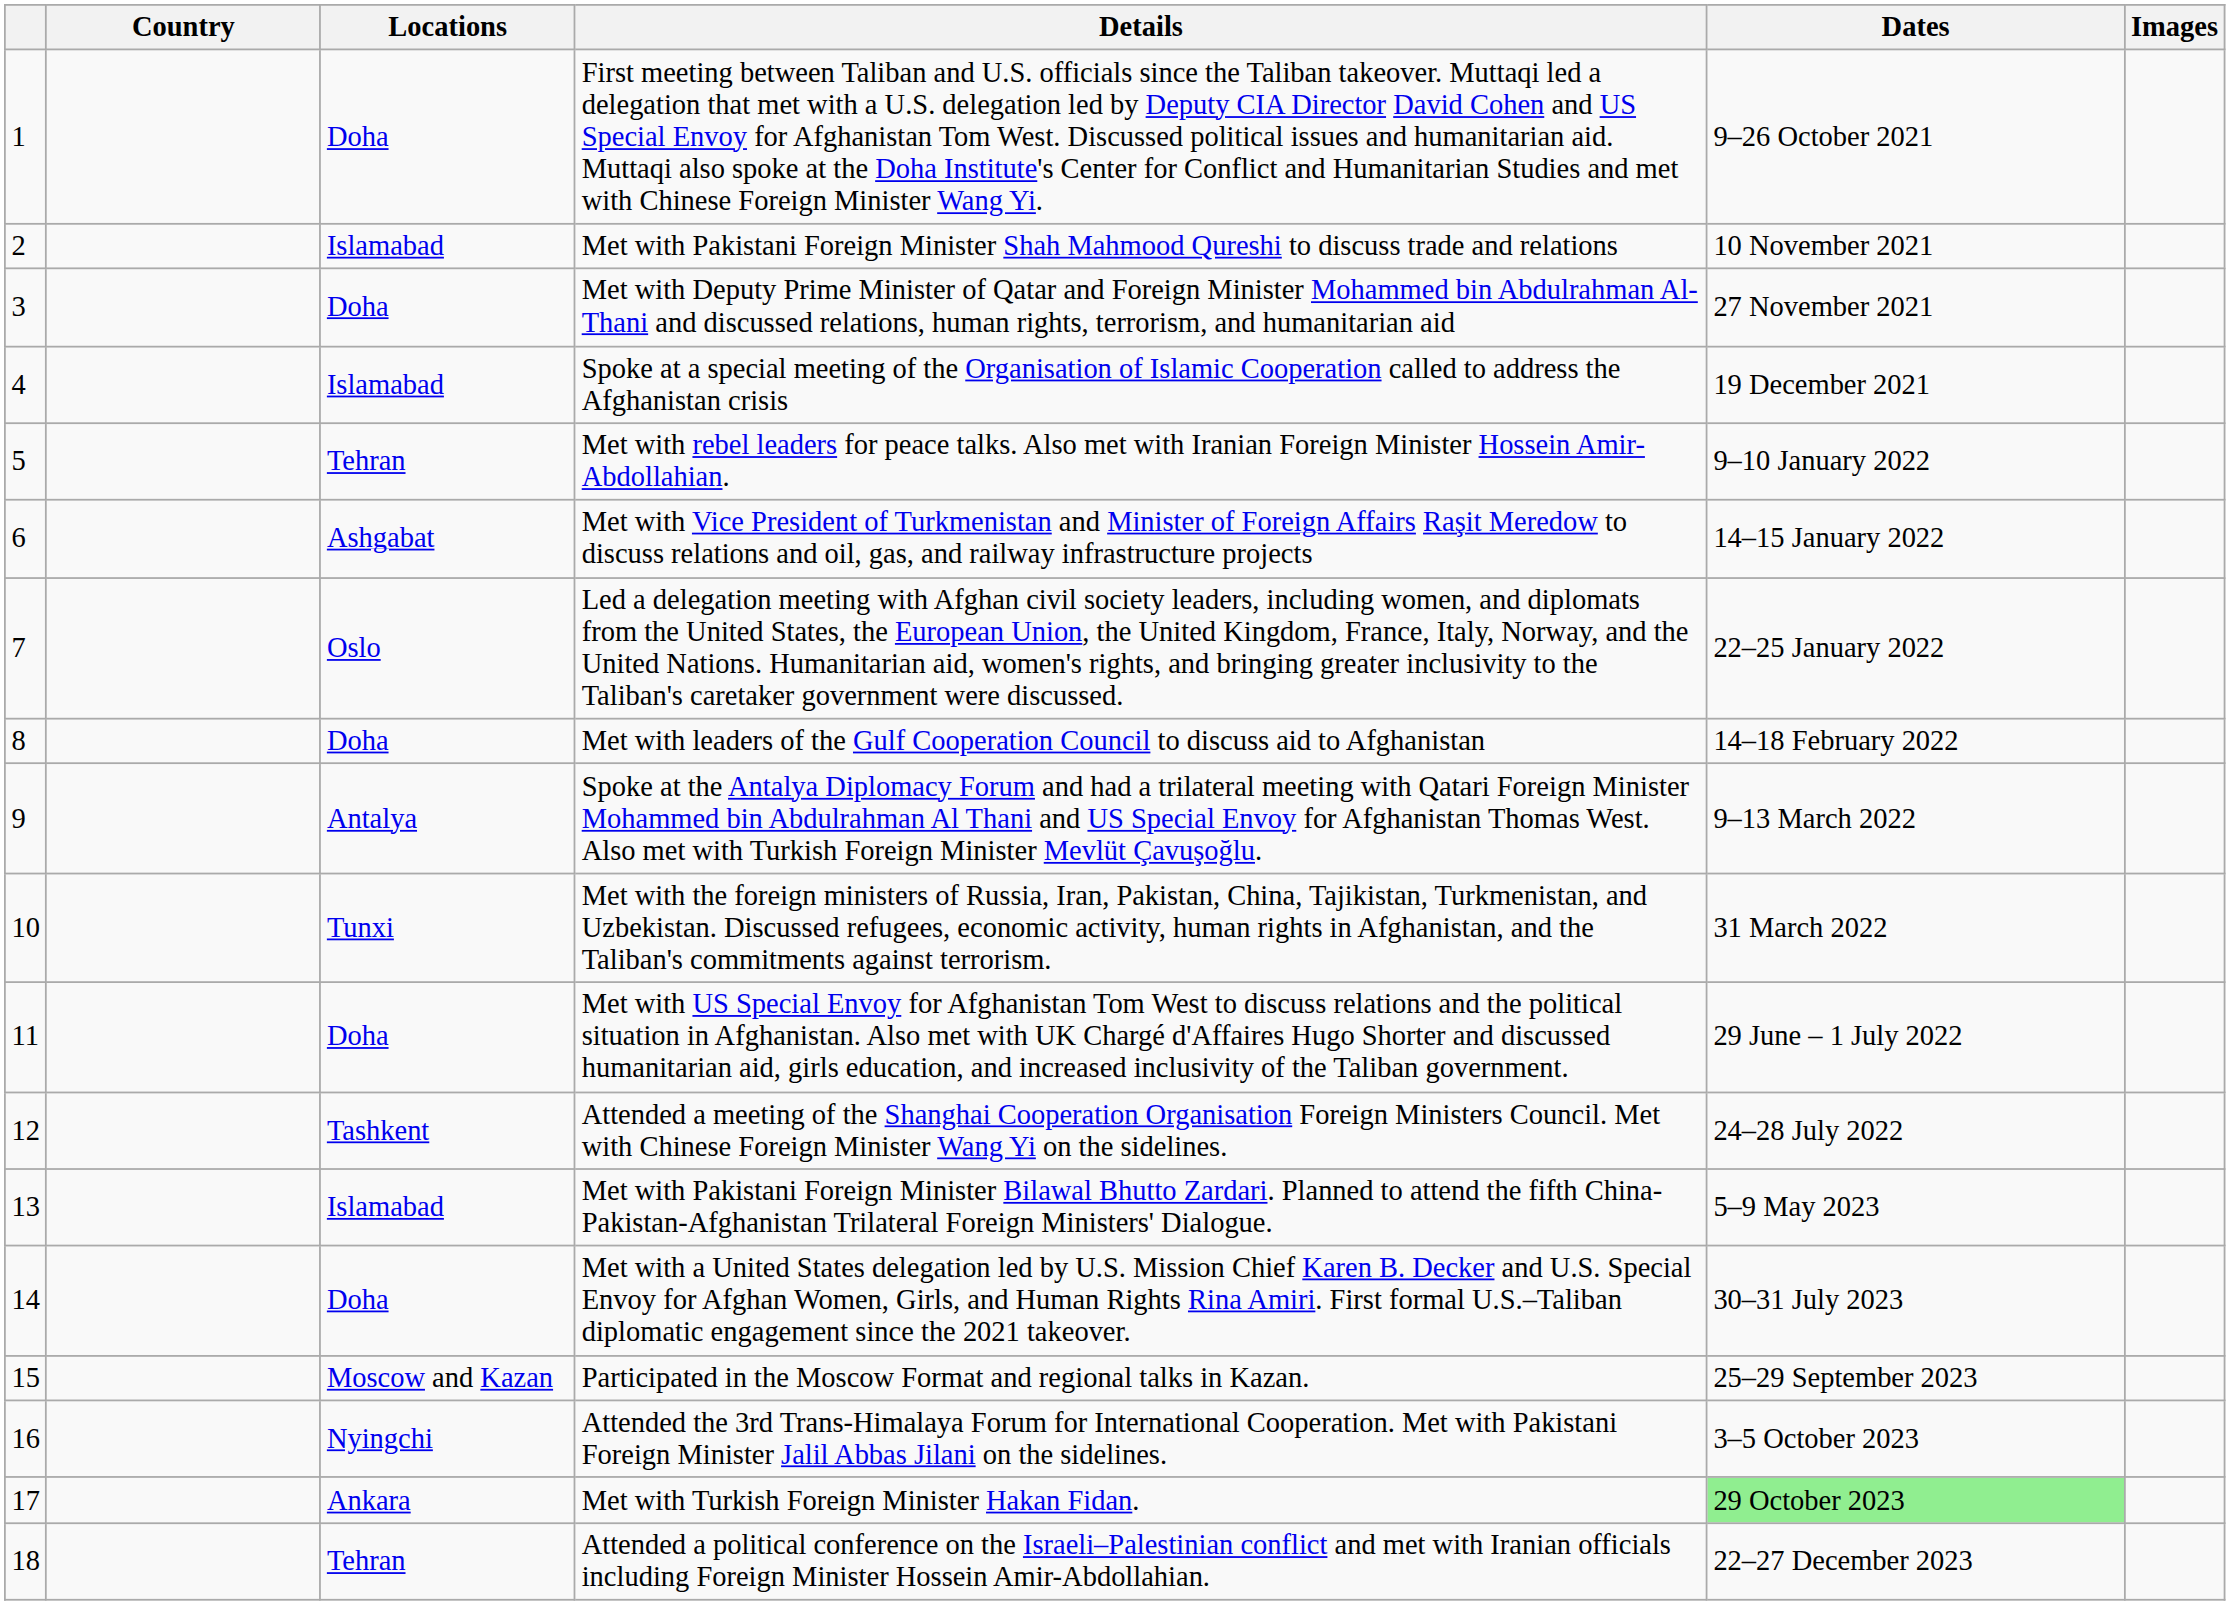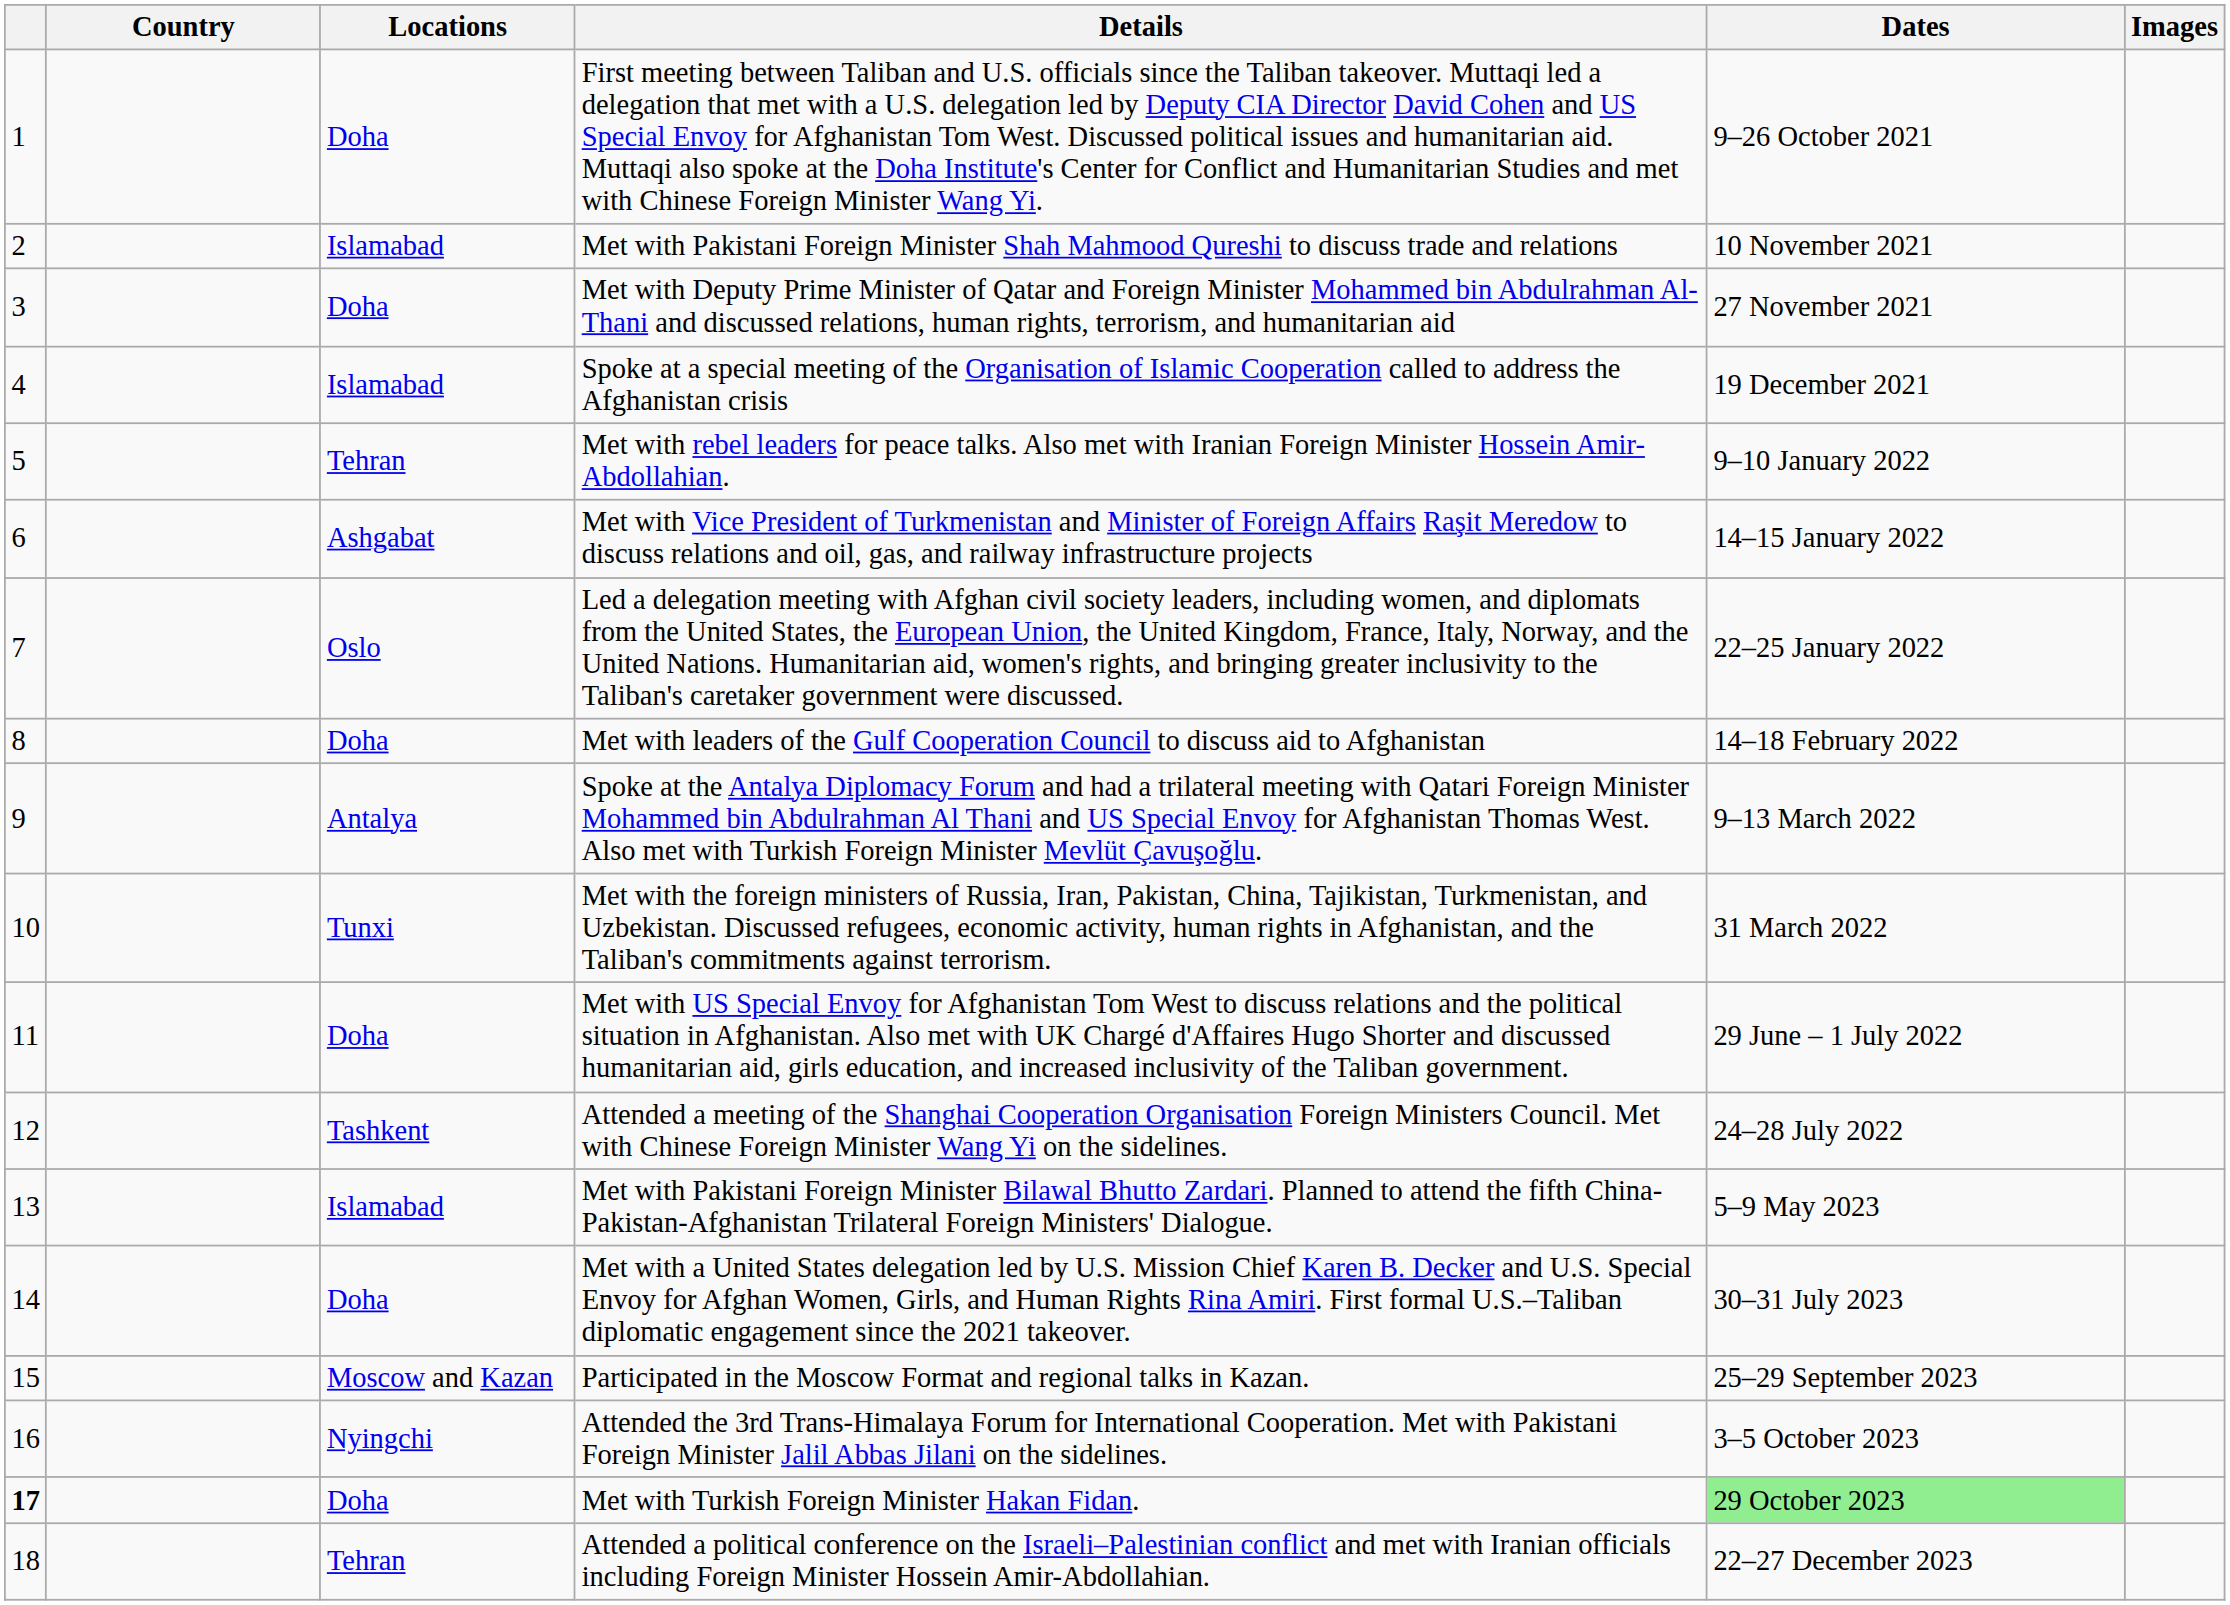(26, 1499) normal -> (26, 1499) bold
(369, 1499) Ankara -> (358, 1499) Doha
